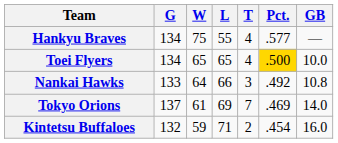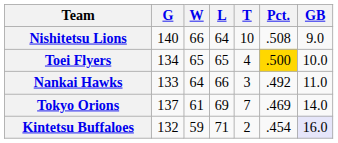- row: (79, 37)
+ row: (78, 37)
(315, 82) 10.8 -> (315, 82) 11.0
(315, 127) no background -> (315, 127) lavender background
